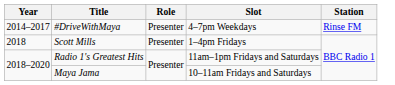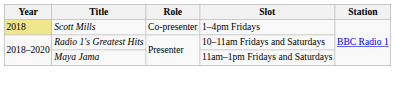- row: (87, 27)
(16, 42) no background -> (16, 27) khaki background
(166, 42) Presenter -> (173, 27) Co-presenter
(253, 57) 11am–1pm Fridays and Saturdays -> (264, 42) 10–11am Fridays and Saturdays
(250, 73) 10–11am Fridays and Saturdays -> (267, 57) 11am–1pm Fridays and Saturdays
